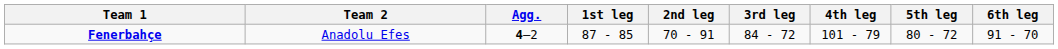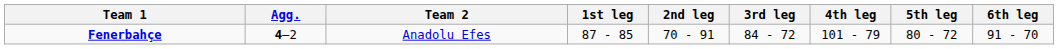columns swapped: (527, 14) <-> (366, 14)
